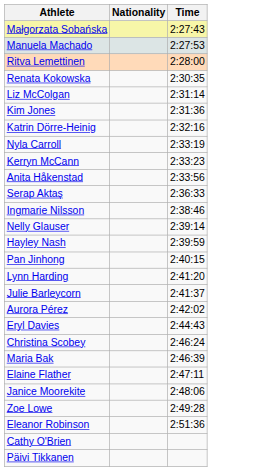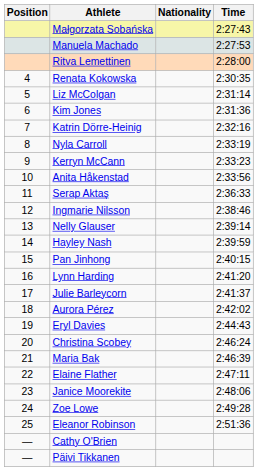+ column: (27, 12)
